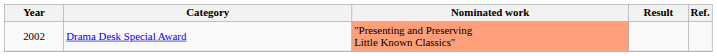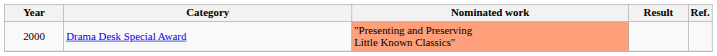(34, 36) 2002 -> (34, 36) 2000
